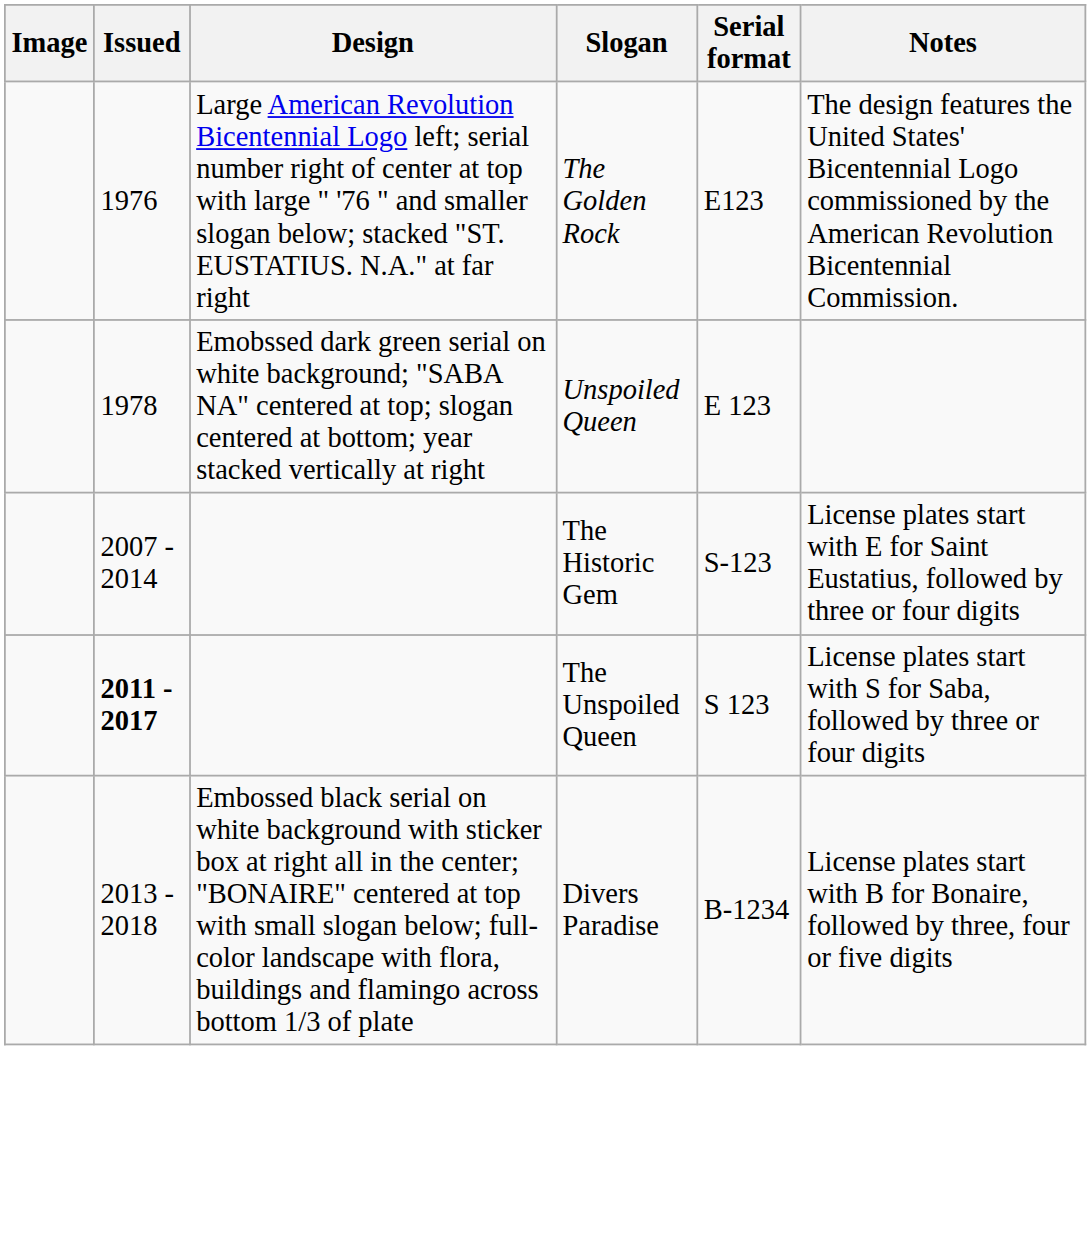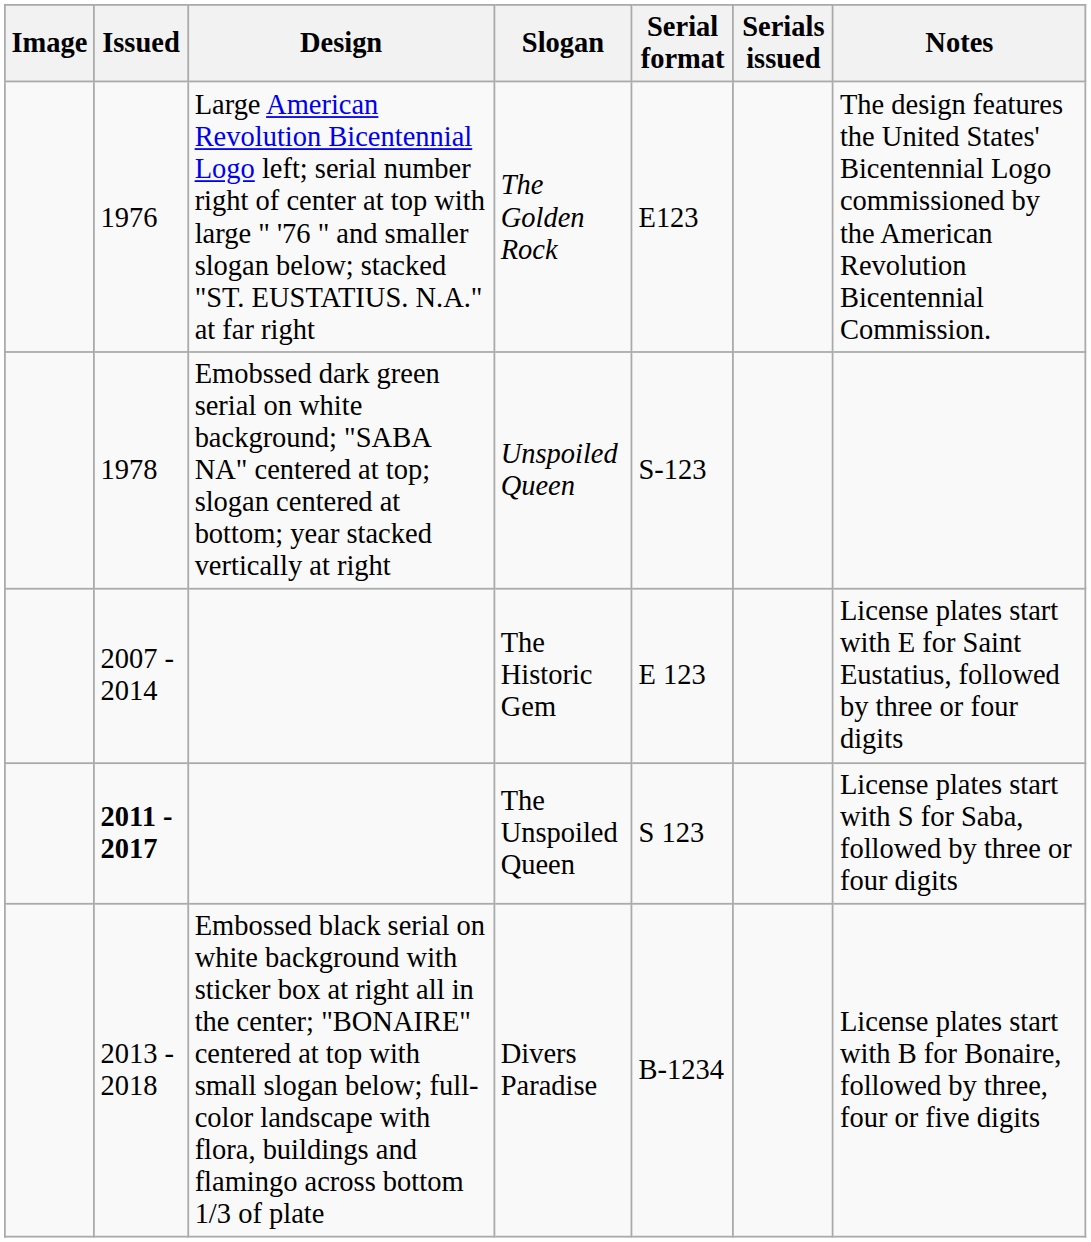+ column: (783, 43)
(737, 405) E 123 -> (673, 469) S-123
(738, 563) S-123 -> (672, 675) E 123
